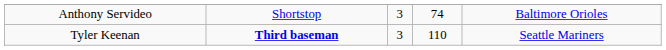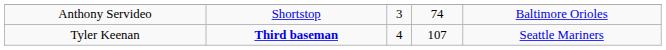(400, 34) 3 -> (399, 34) 4
(437, 34) 110 -> (437, 34) 107
